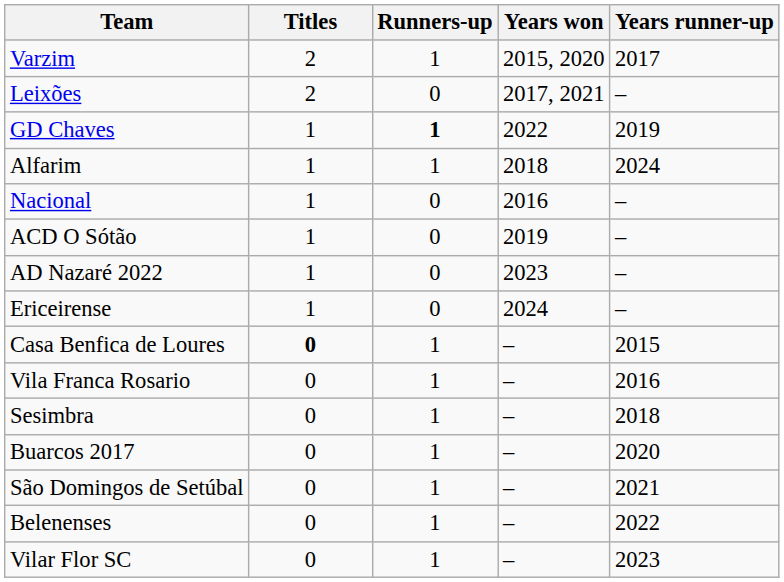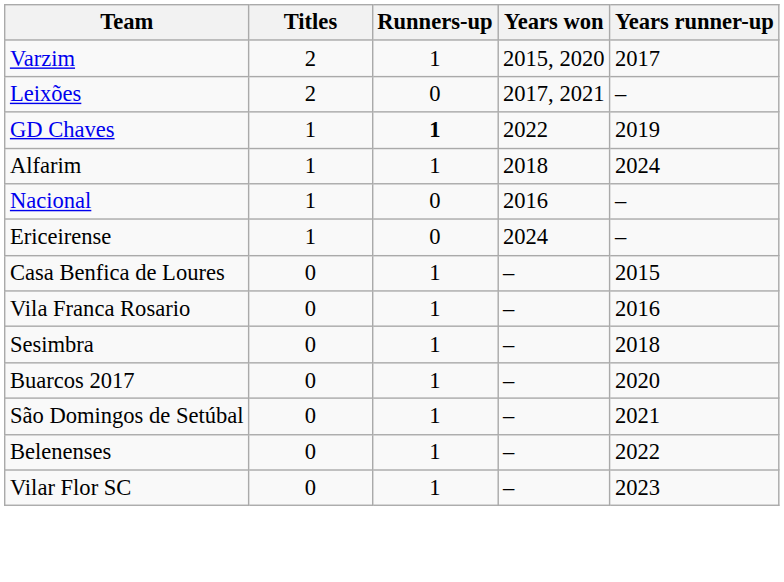- row: (73, 237)
- row: (86, 272)
(310, 344) bold -> (310, 272) normal
